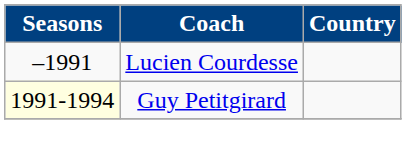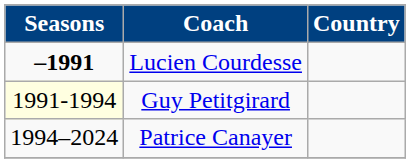(62, 61) normal -> (64, 61) bold
+ row: (216, 137)
